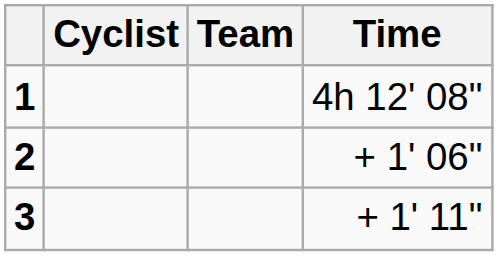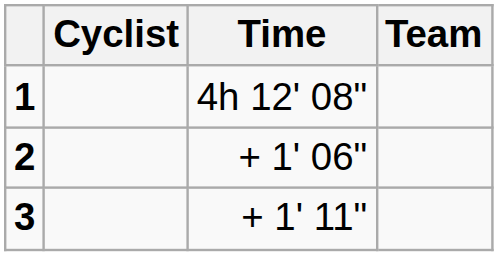columns swapped: (245, 34) <-> (397, 34)
